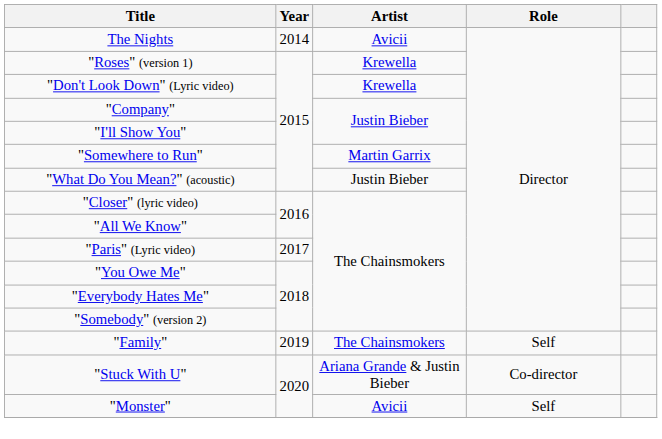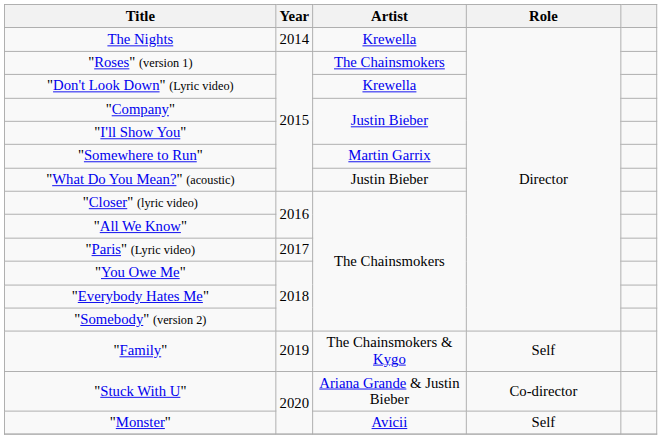(389, 39) Avicii -> (389, 39) Krewella
(389, 62) Krewella -> (389, 62) The Chainsmokers
(389, 343) The Chainsmokers -> (389, 351) The Chainsmokers & Kygo
